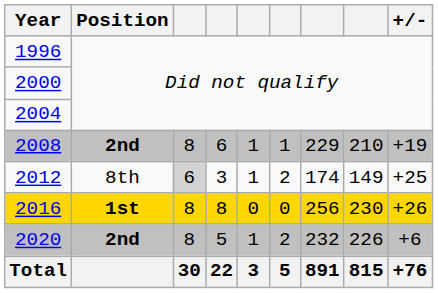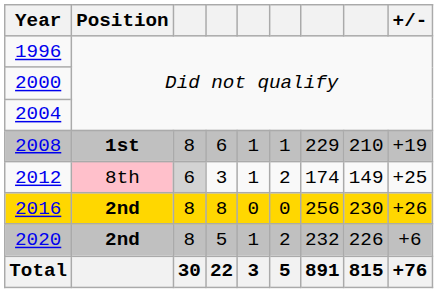(122, 146) 2nd -> (122, 146) 1st
(122, 177) no background -> (122, 177) pink background
(122, 209) 1st -> (122, 209) 2nd
